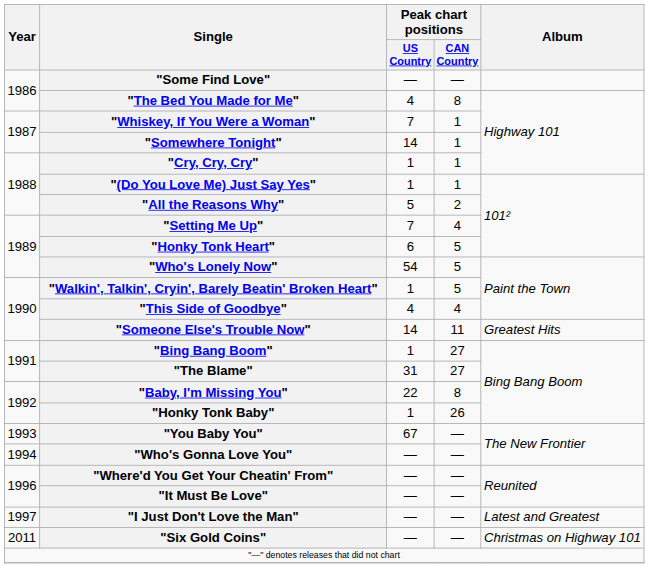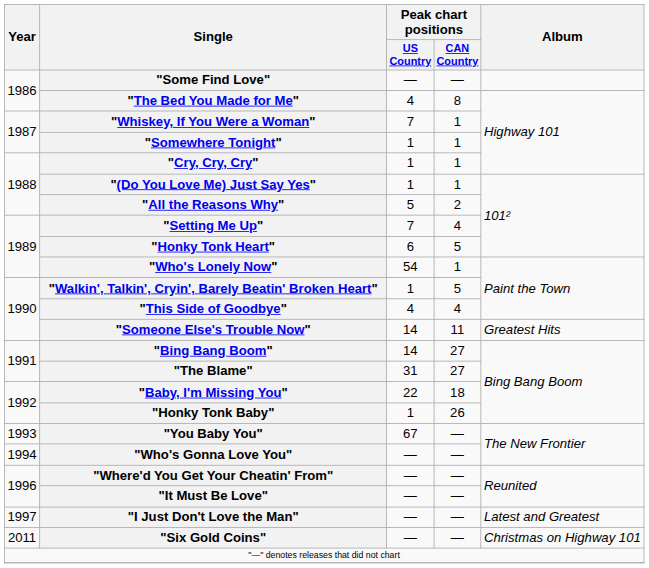(410, 142) 14 -> (410, 142) 1
(457, 267) 5 -> (457, 267) 1
(410, 350) 1 -> (410, 350) 14
(457, 392) 8 -> (457, 392) 18
